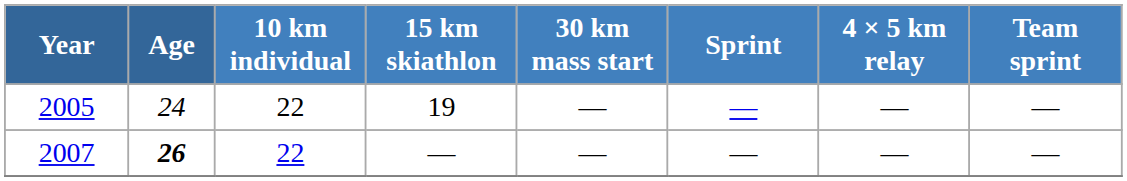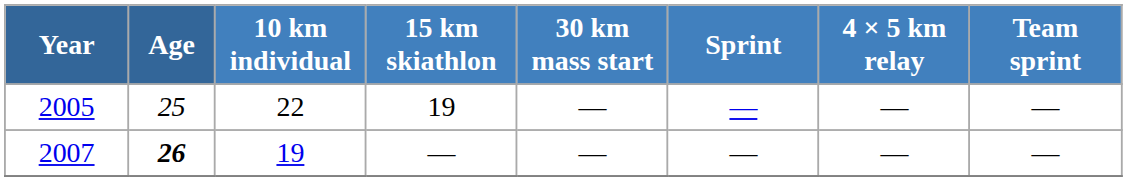(172, 106) 24 -> (172, 106) 25
(290, 153) 22 -> (290, 153) 19
